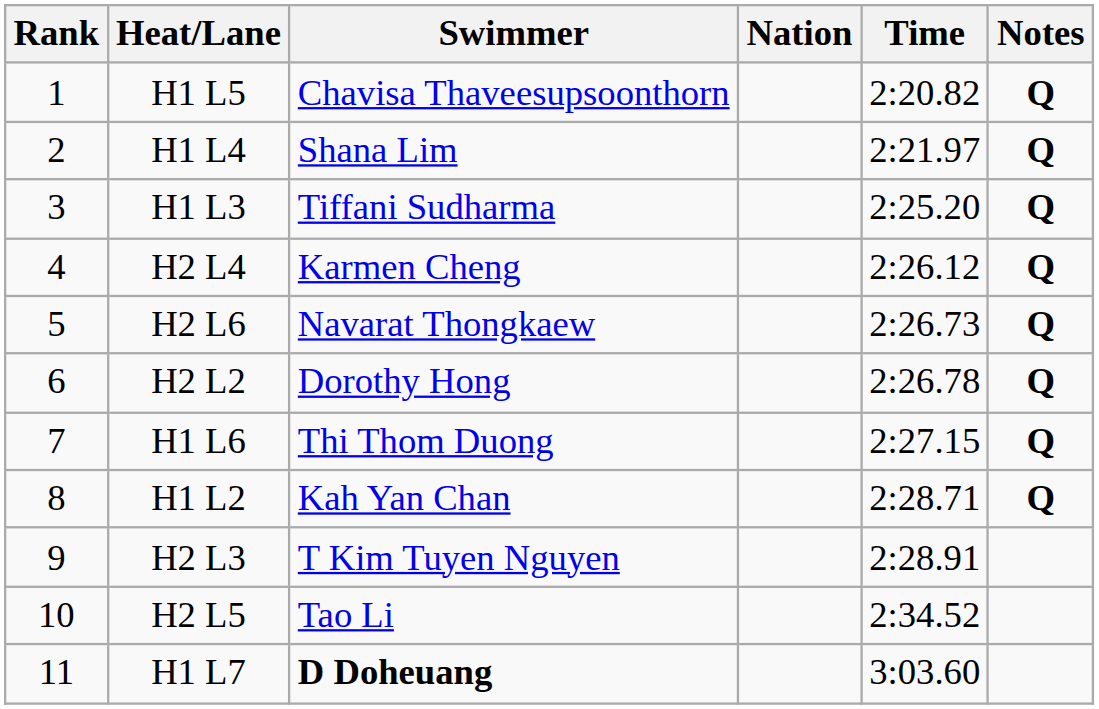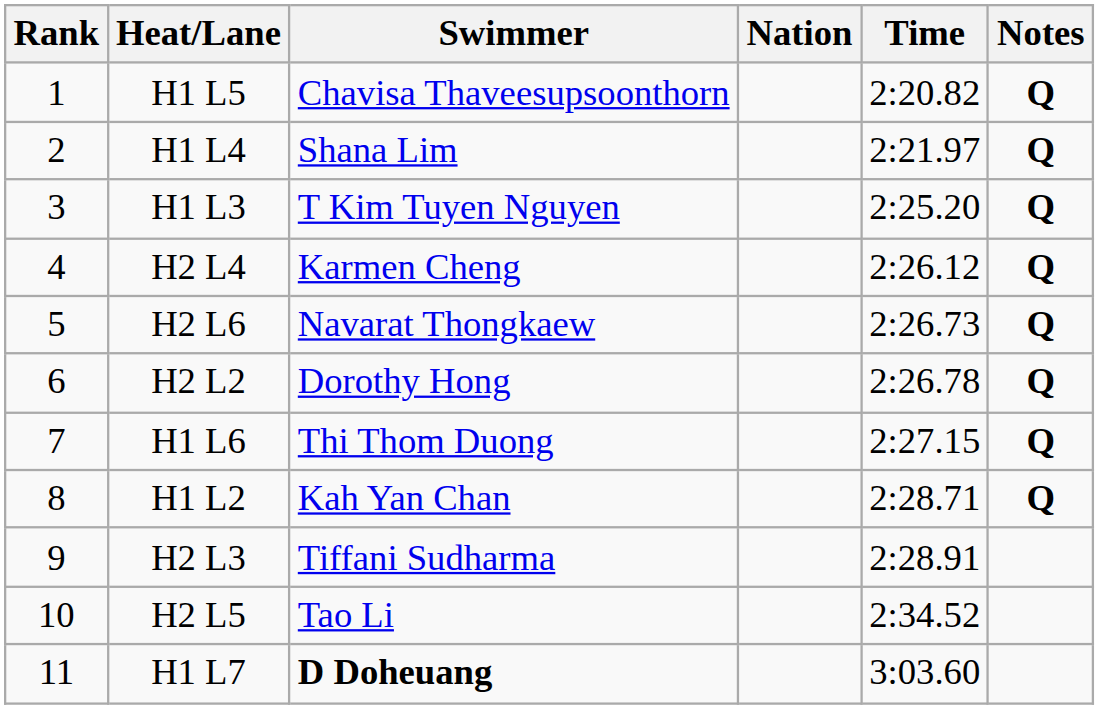(427, 207) Tiffani Sudharma -> (459, 207) T Kim Tuyen Nguyen
(459, 556) T Kim Tuyen Nguyen -> (427, 556) Tiffani Sudharma
